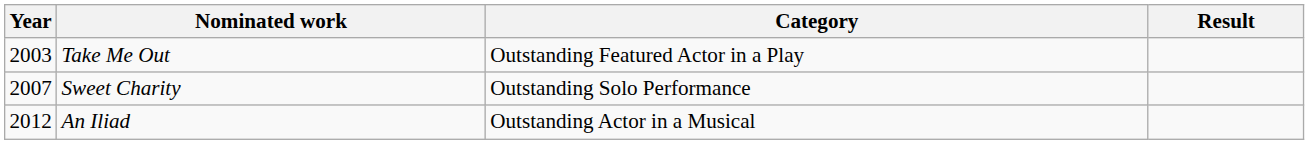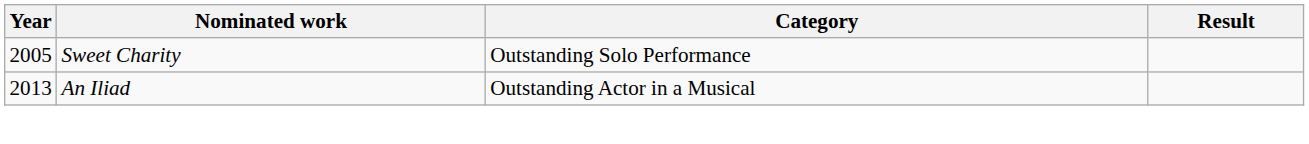- row: (116, 54)
(31, 88) 2007 -> (31, 54) 2005
(31, 121) 2012 -> (31, 88) 2013
